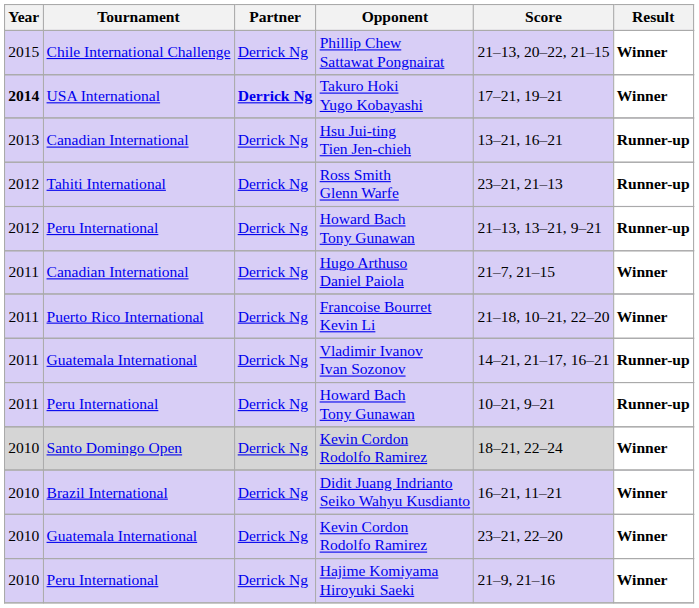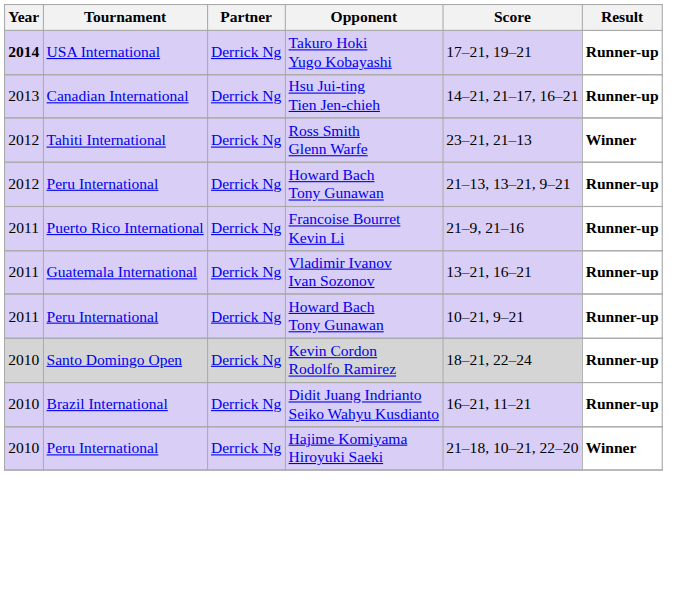- row: (138, 52)
(275, 96) bold -> (246, 52) normal
(642, 96) Winner -> (622, 52) Runner-up
(520, 140) 13–21, 16–21 -> (512, 96) 14–21, 21–17, 16–21
(653, 184) Runner-up -> (611, 140) Winner
- row: (118, 272)
(543, 316) 21–18, 10–21, 22–20 -> (485, 228) 21–9, 21–16
(642, 316) Winner -> (622, 228) Runner-up
(543, 360) 14–21, 21–17, 16–21 -> (489, 272) 13–21, 16–21
(642, 448) Winner -> (622, 360) Runner-up
(642, 492) Winner -> (622, 404) Runner-up
- row: (122, 536)
(516, 580) 21–9, 21–16 -> (512, 448) 21–18, 10–21, 22–20
